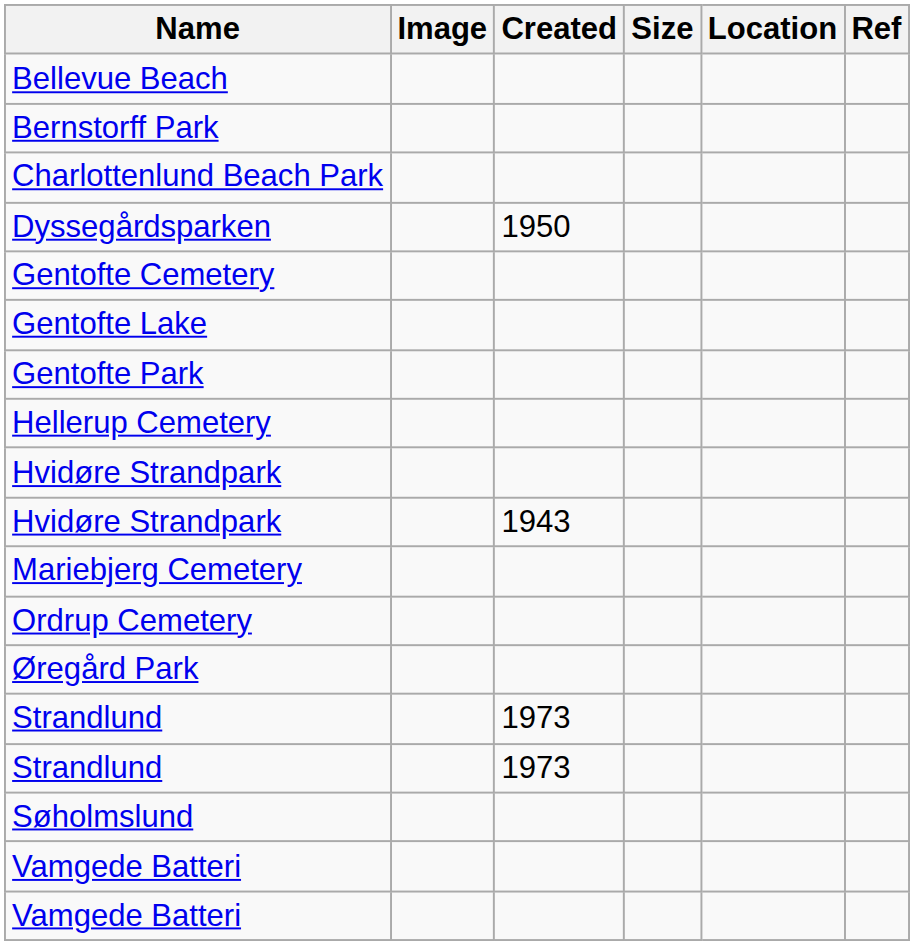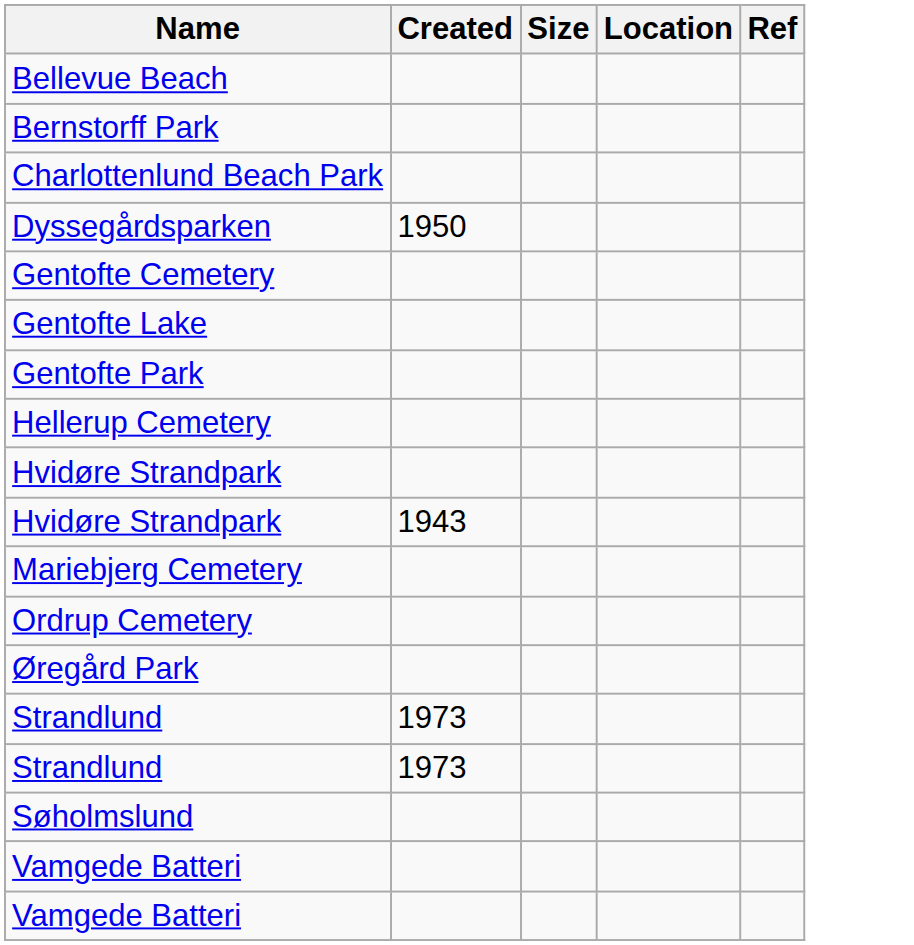- column: (442, 29)
